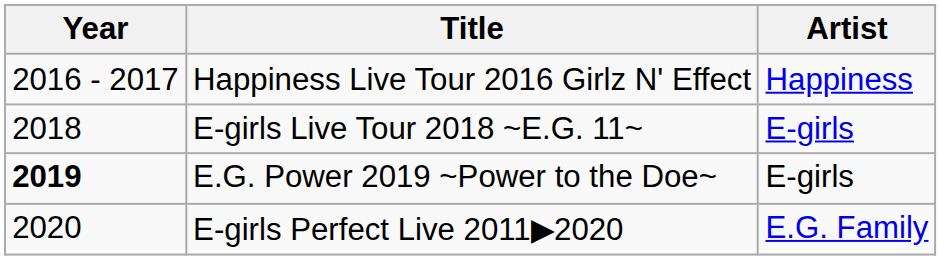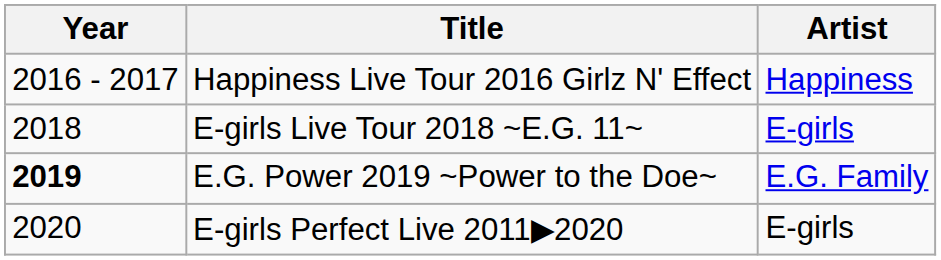(810, 177) E-girls -> (847, 177) E.G. Family
(847, 228) E.G. Family -> (810, 228) E-girls
